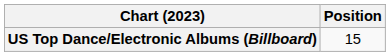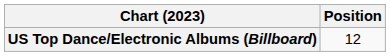(353, 39) 15 -> (353, 39) 12
